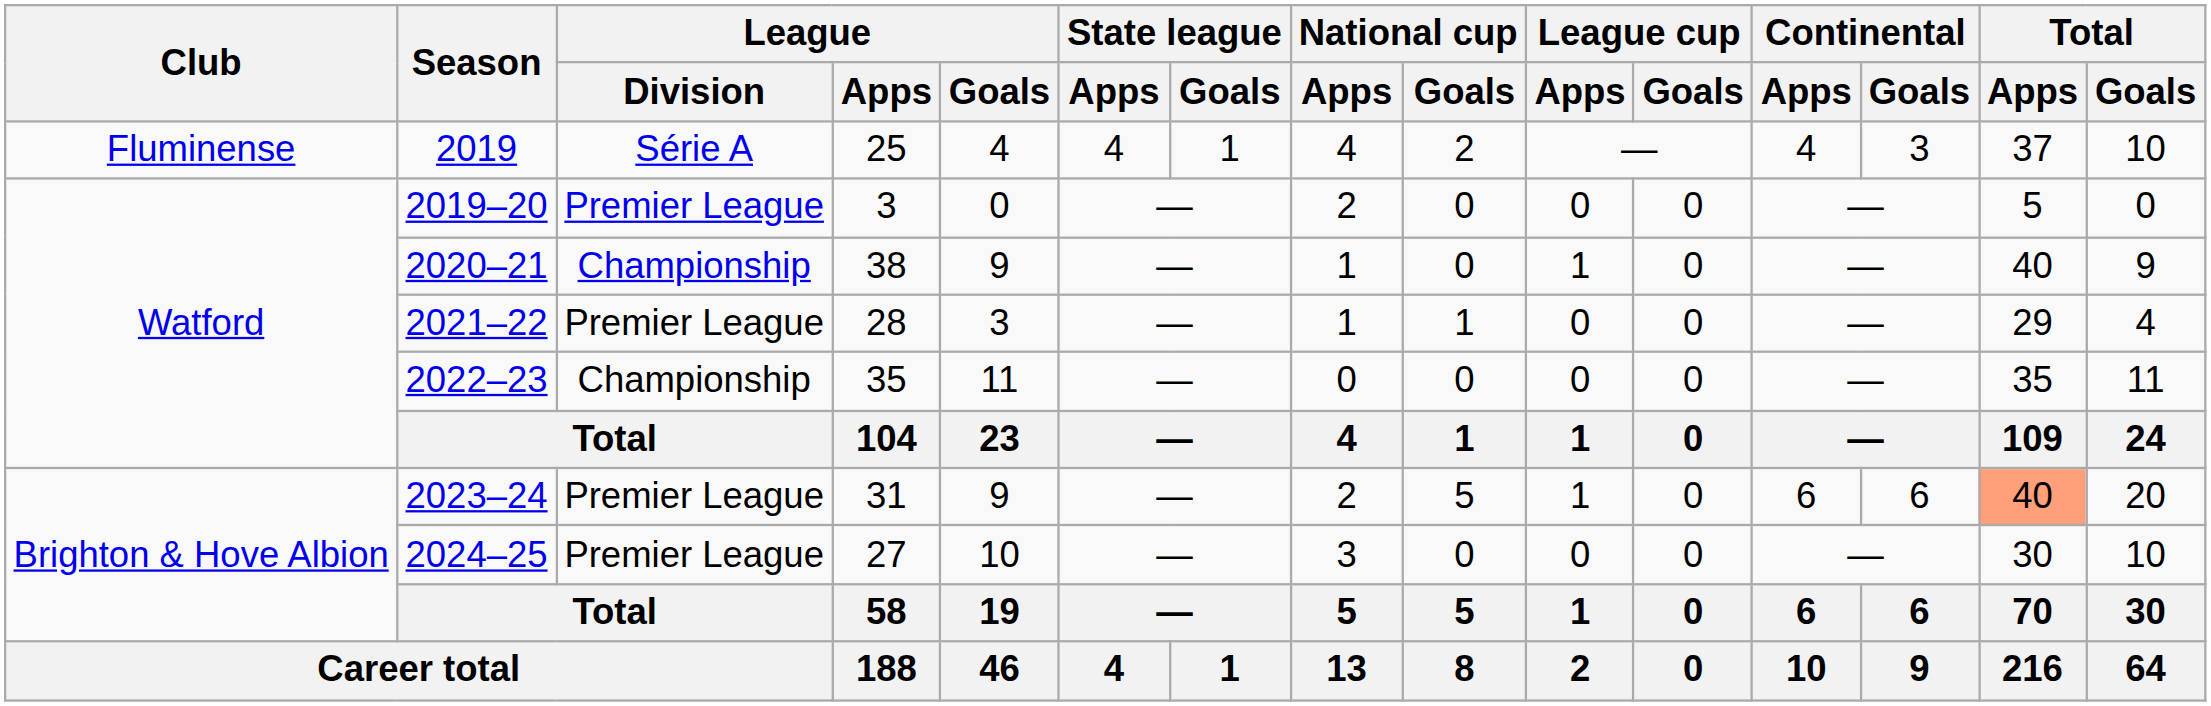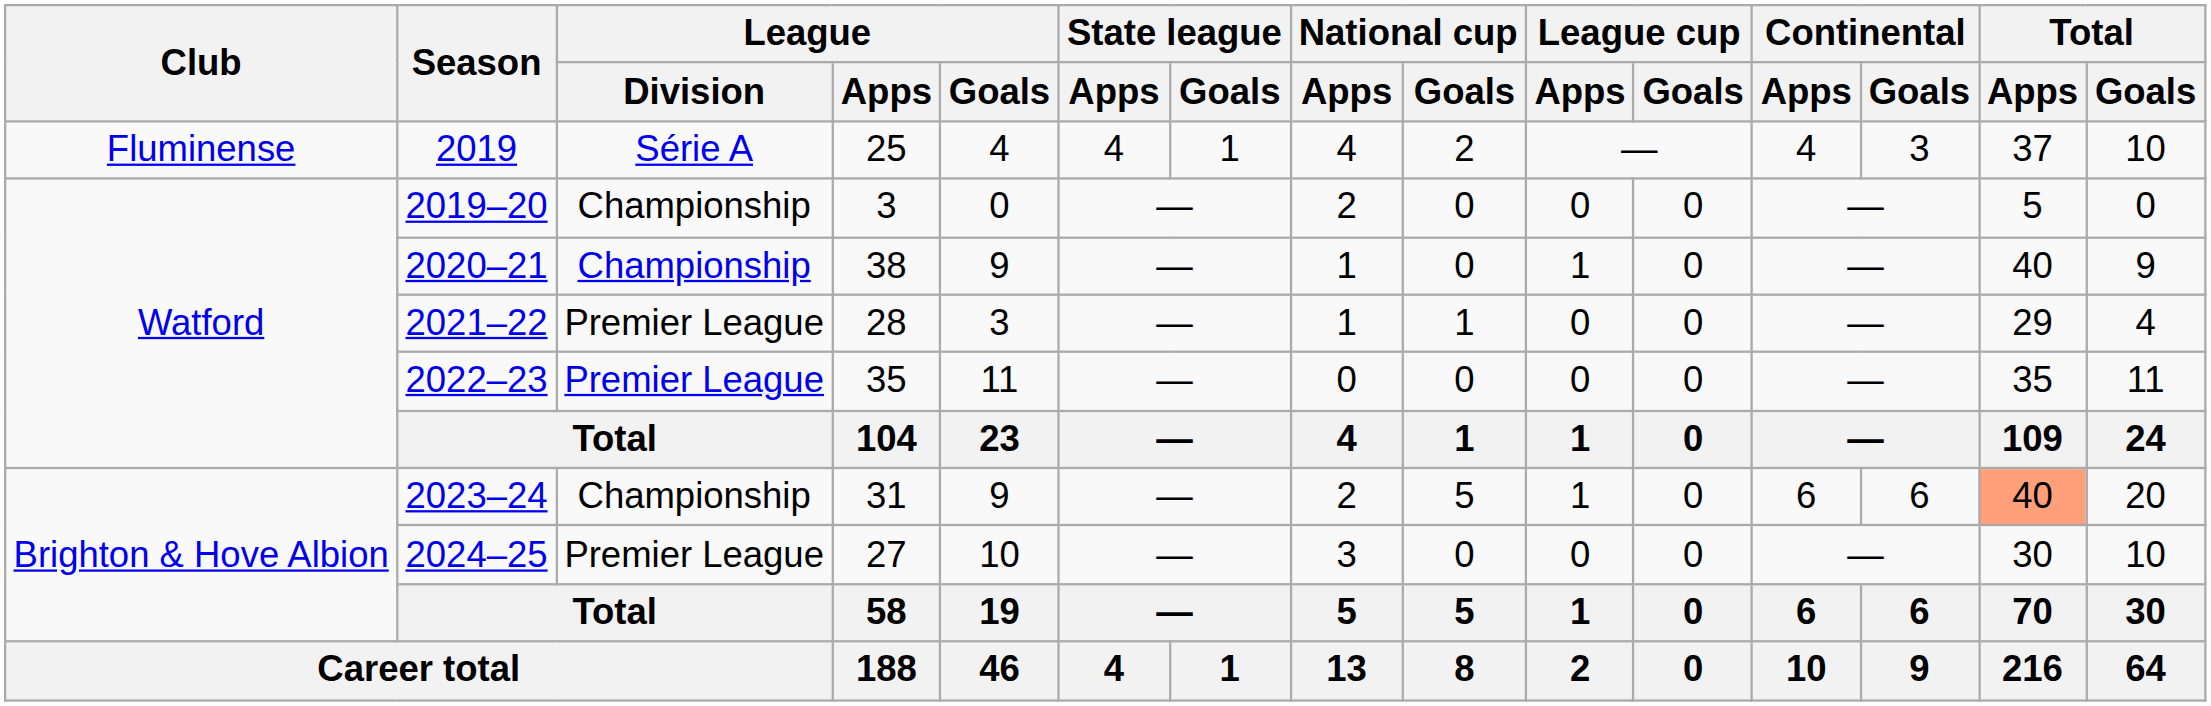(694, 206) Premier League -> (694, 206) Championship
(694, 380) Championship -> (694, 380) Premier League
(694, 496) Premier League -> (694, 496) Championship
